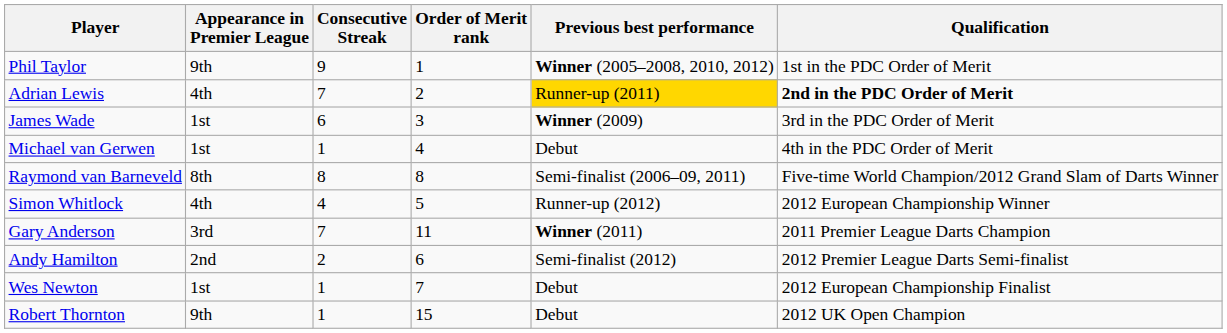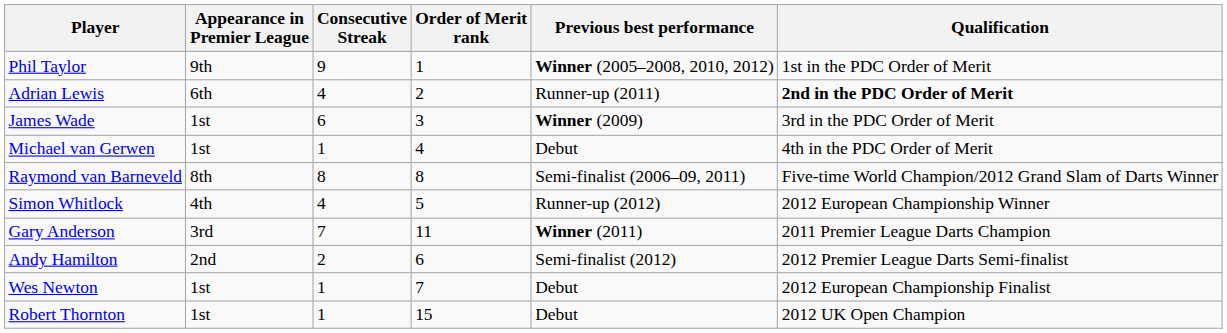(201, 93) 4th -> (201, 93) 6th
(321, 93) 7 -> (321, 93) 4
(597, 93) gold background -> (597, 93) no background
(201, 314) 9th -> (200, 314) 1st
